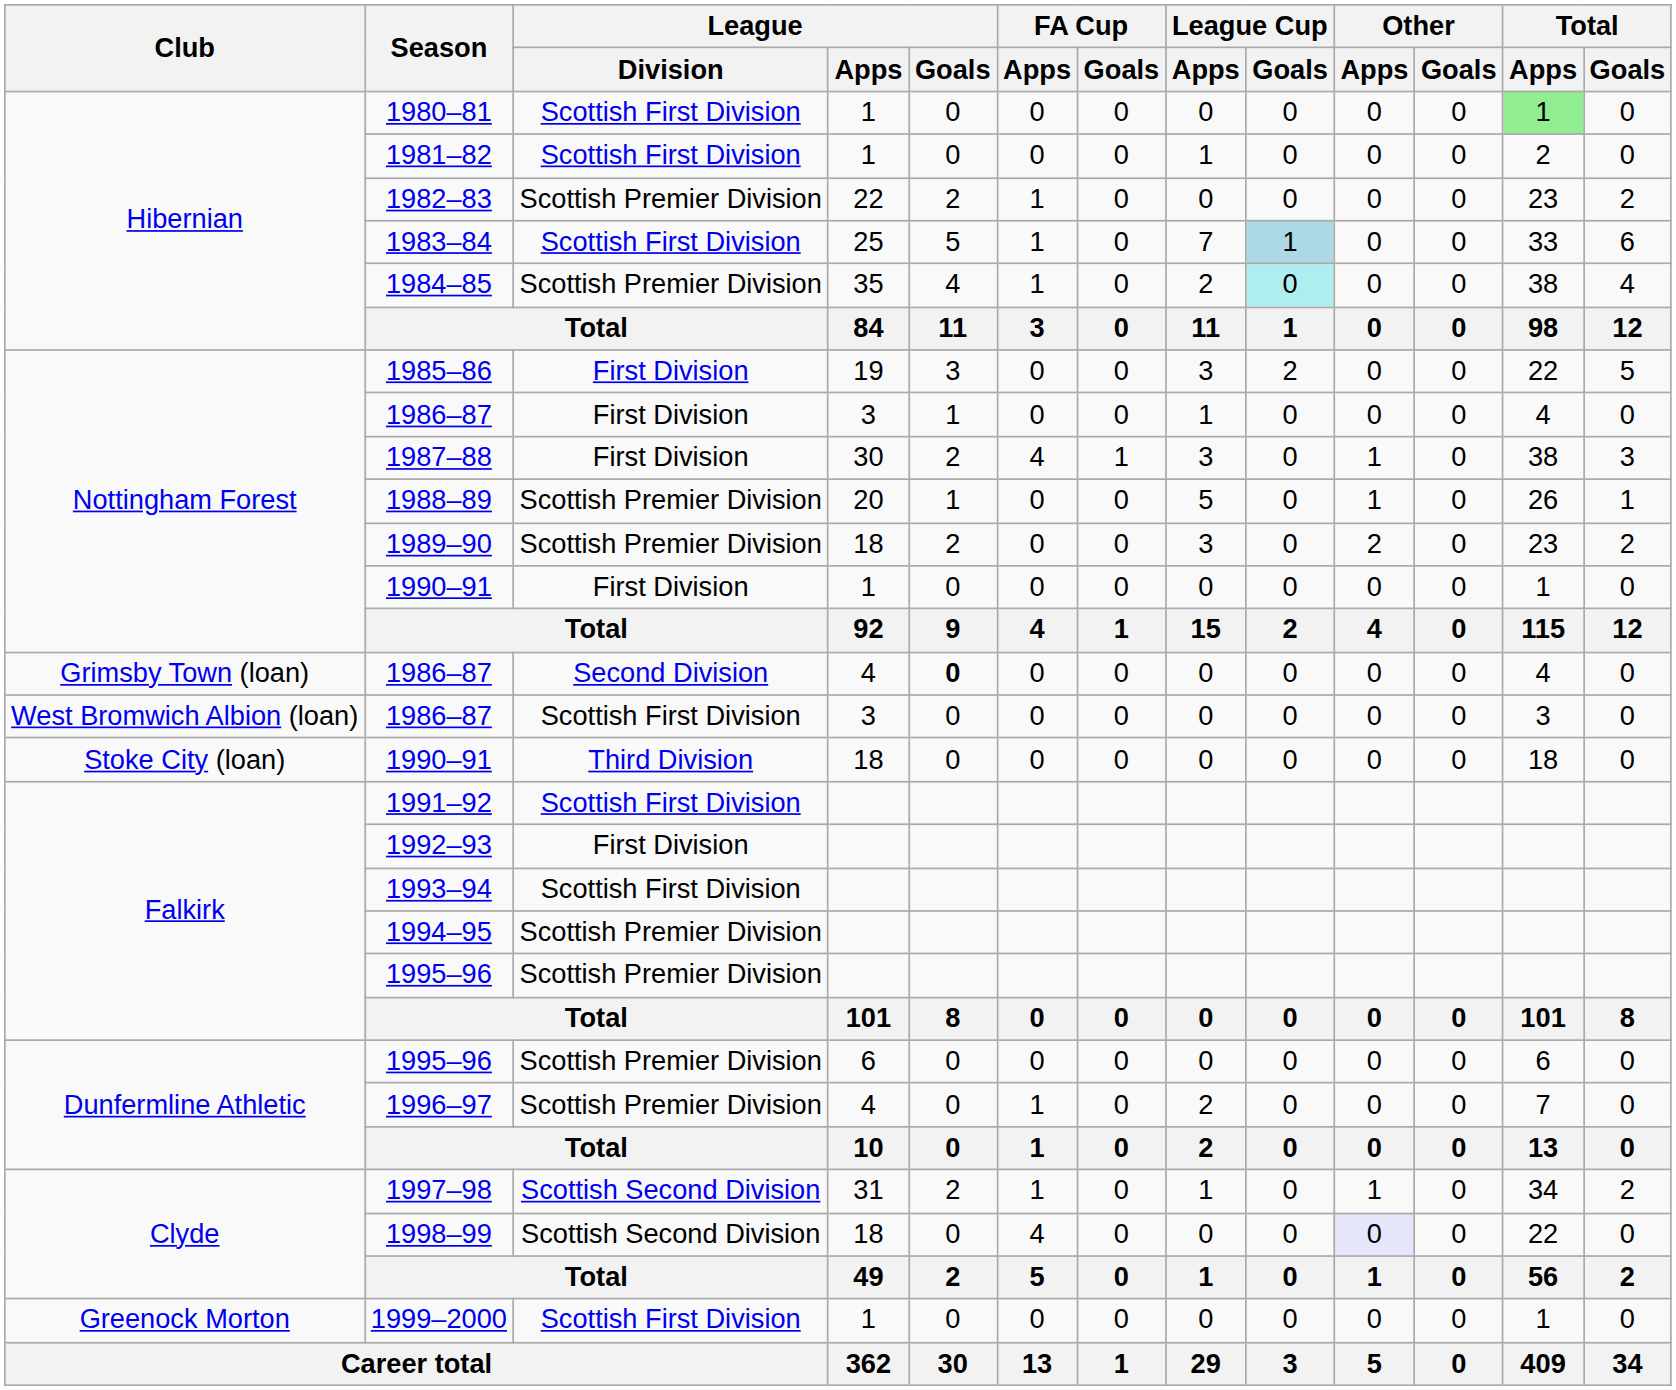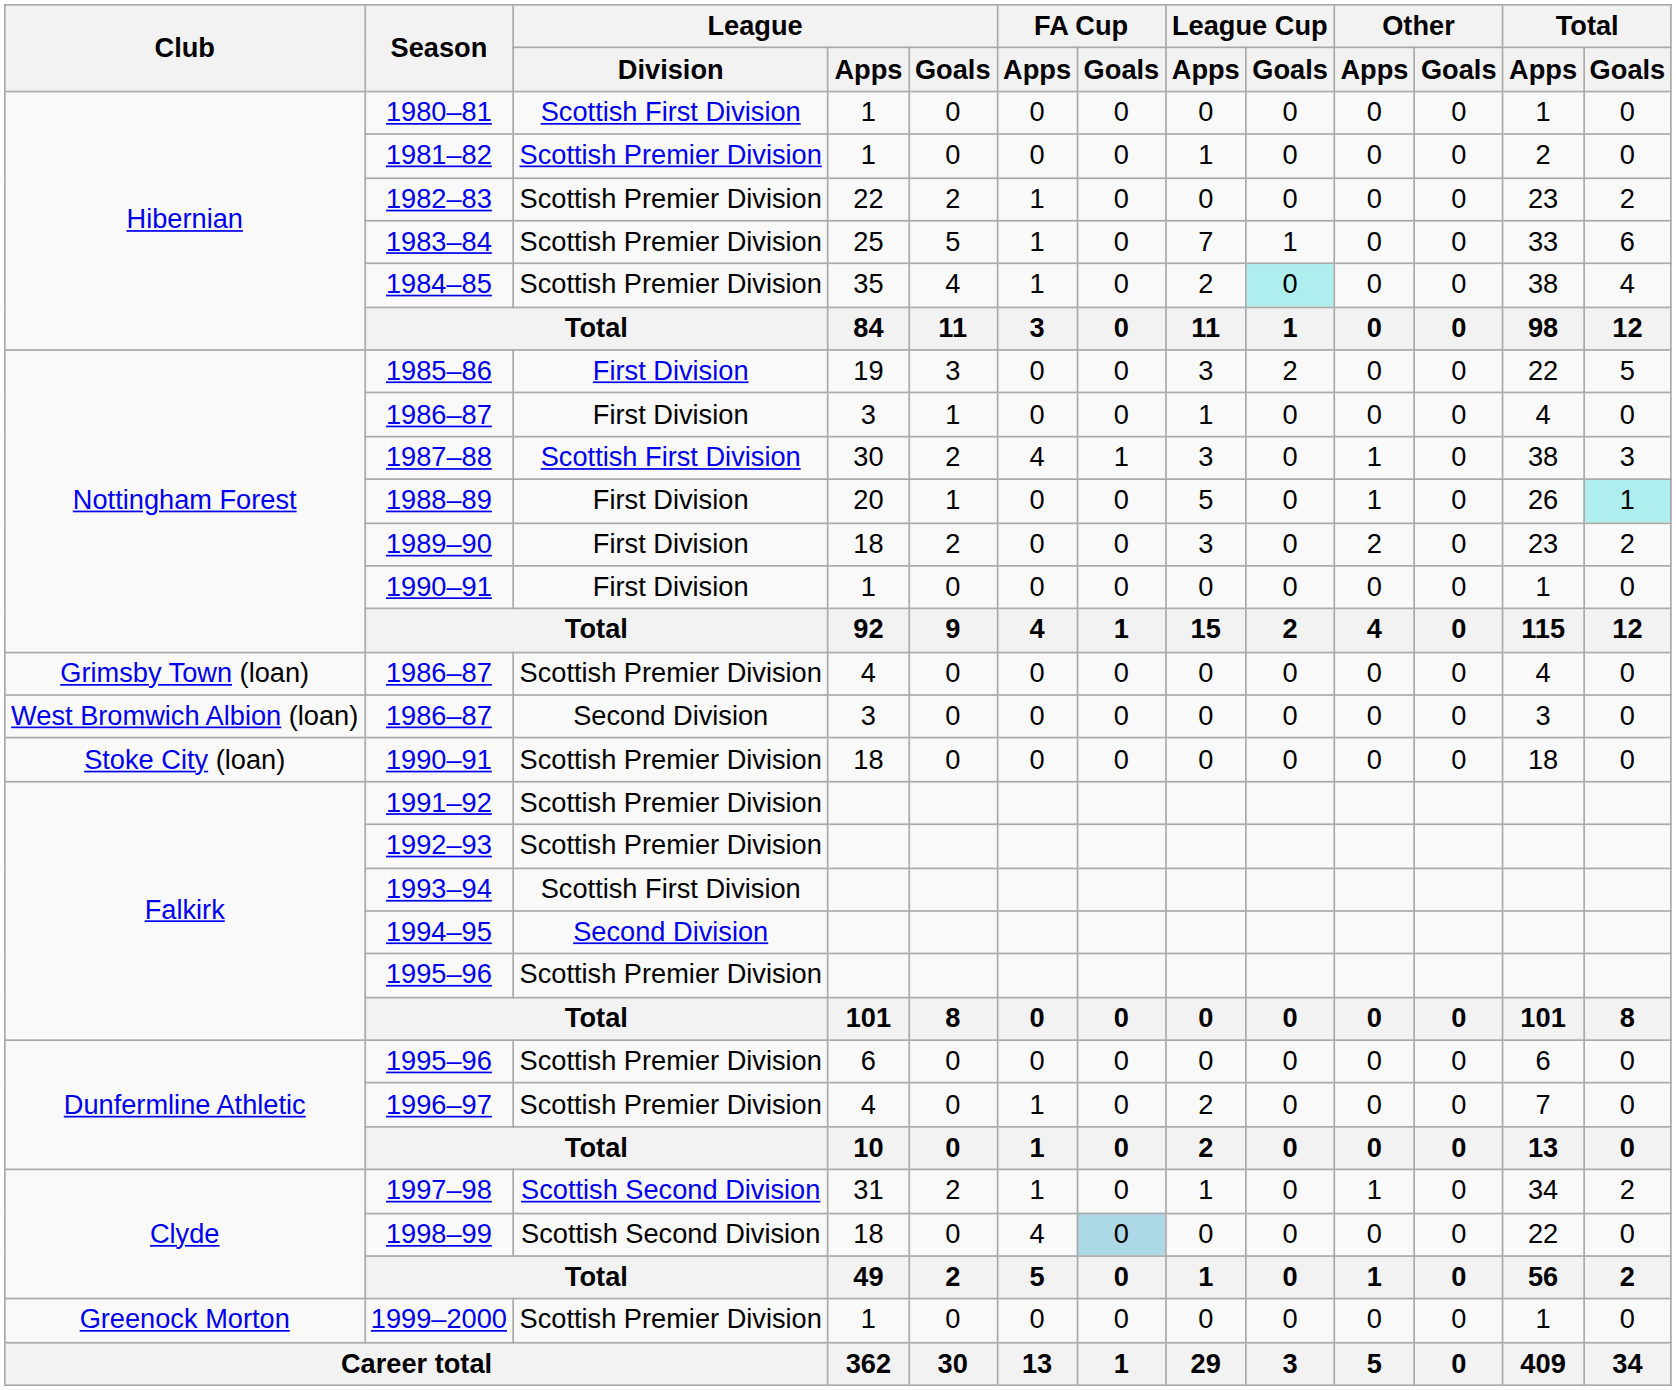(1543, 112) lightgreen background -> (1543, 112) no background
(671, 155) Scottish First Division -> (671, 155) Scottish Premier Division
(671, 241) Scottish First Division -> (671, 241) Scottish Premier Division
(1290, 241) lightblue background -> (1290, 241) no background
(671, 457) First Division -> (671, 457) Scottish First Division
(671, 500) Scottish Premier Division -> (671, 500) First Division
(1627, 500) no background -> (1627, 500) paleturquoise background
(671, 543) Scottish Premier Division -> (671, 543) First Division
(671, 673) Second Division -> (671, 673) Scottish Premier Division
(953, 673) bold -> (953, 673) normal
(671, 716) Scottish First Division -> (671, 716) Second Division
(671, 759) Third Division -> (671, 759) Scottish Premier Division
(671, 802) Scottish First Division -> (671, 802) Scottish Premier Division
(671, 845) First Division -> (671, 845) Scottish Premier Division
(671, 931) Scottish Premier Division -> (671, 931) Second Division
(1121, 1233) no background -> (1121, 1233) lightblue background
(1374, 1233) lavender background -> (1374, 1233) no background
(671, 1320) Scottish First Division -> (671, 1320) Scottish Premier Division
